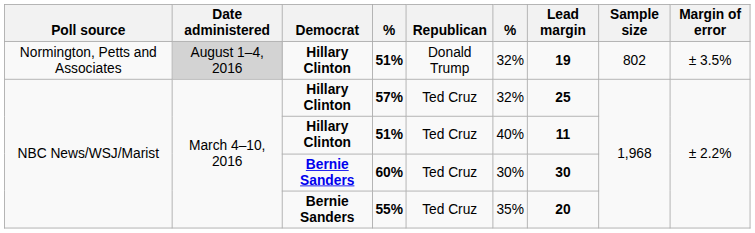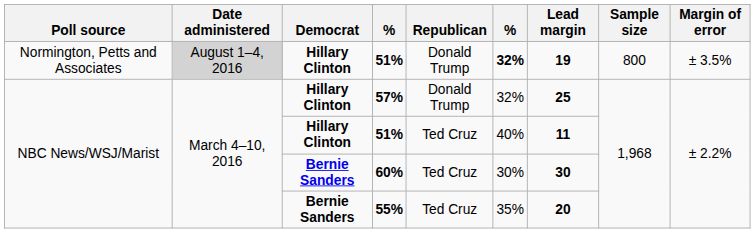(510, 60) normal -> (510, 60) bold
(634, 60) 802 -> (634, 60) 800
(450, 97) Ted Cruz -> (450, 97) Donald Trump
